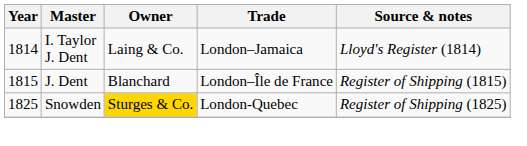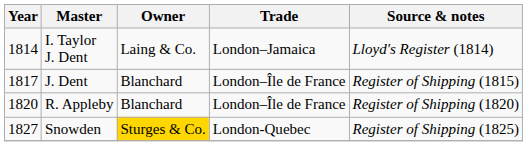(23, 81) 1815 -> (23, 81) 1817
+ row: (79, 104)
(23, 104) 1825 -> (23, 128) 1827
